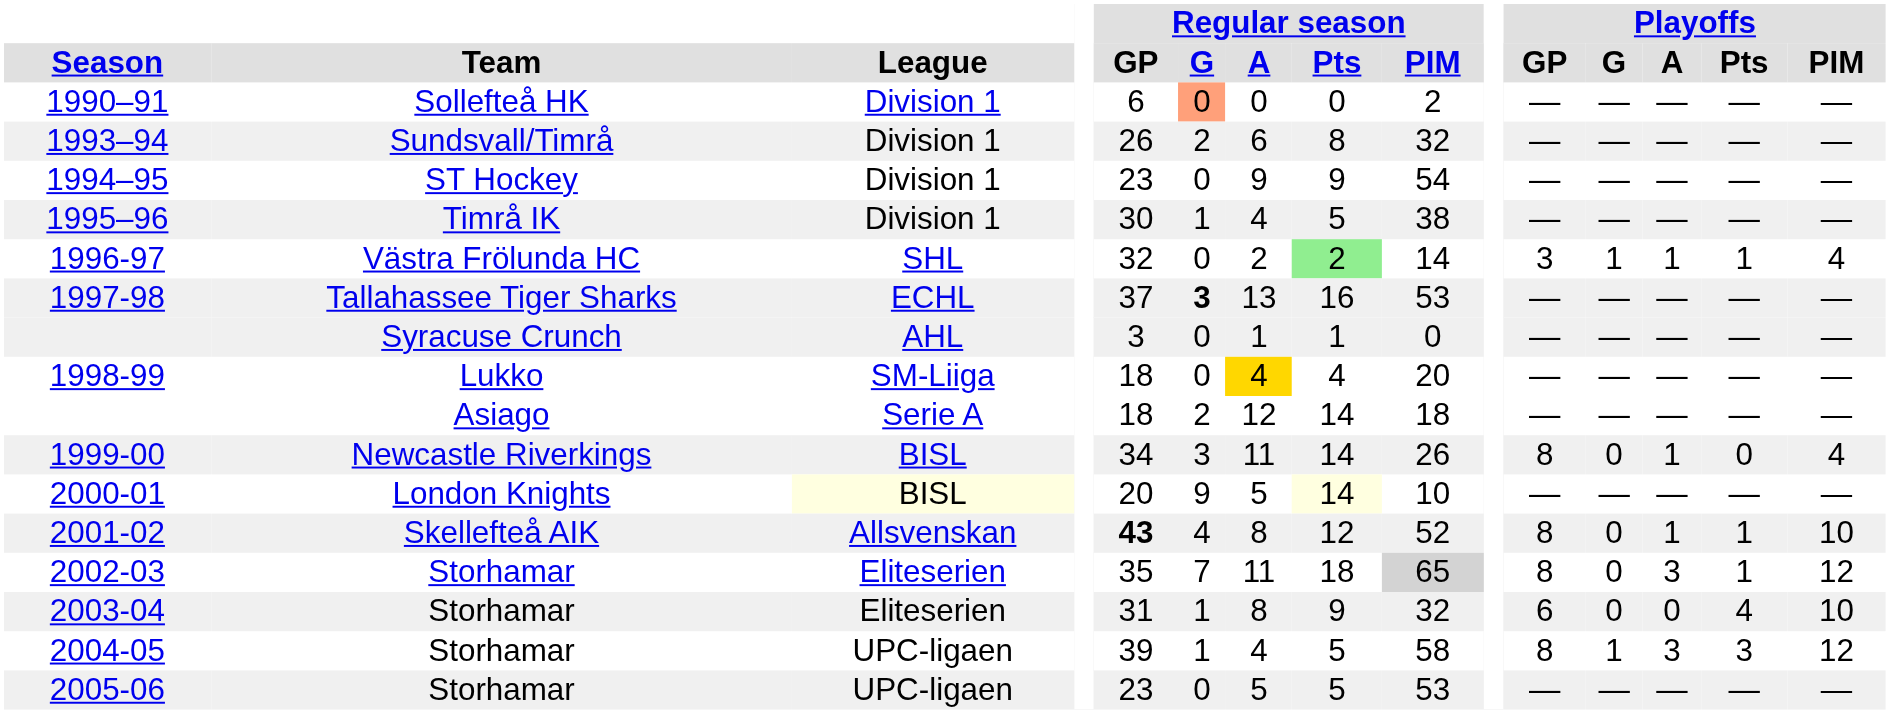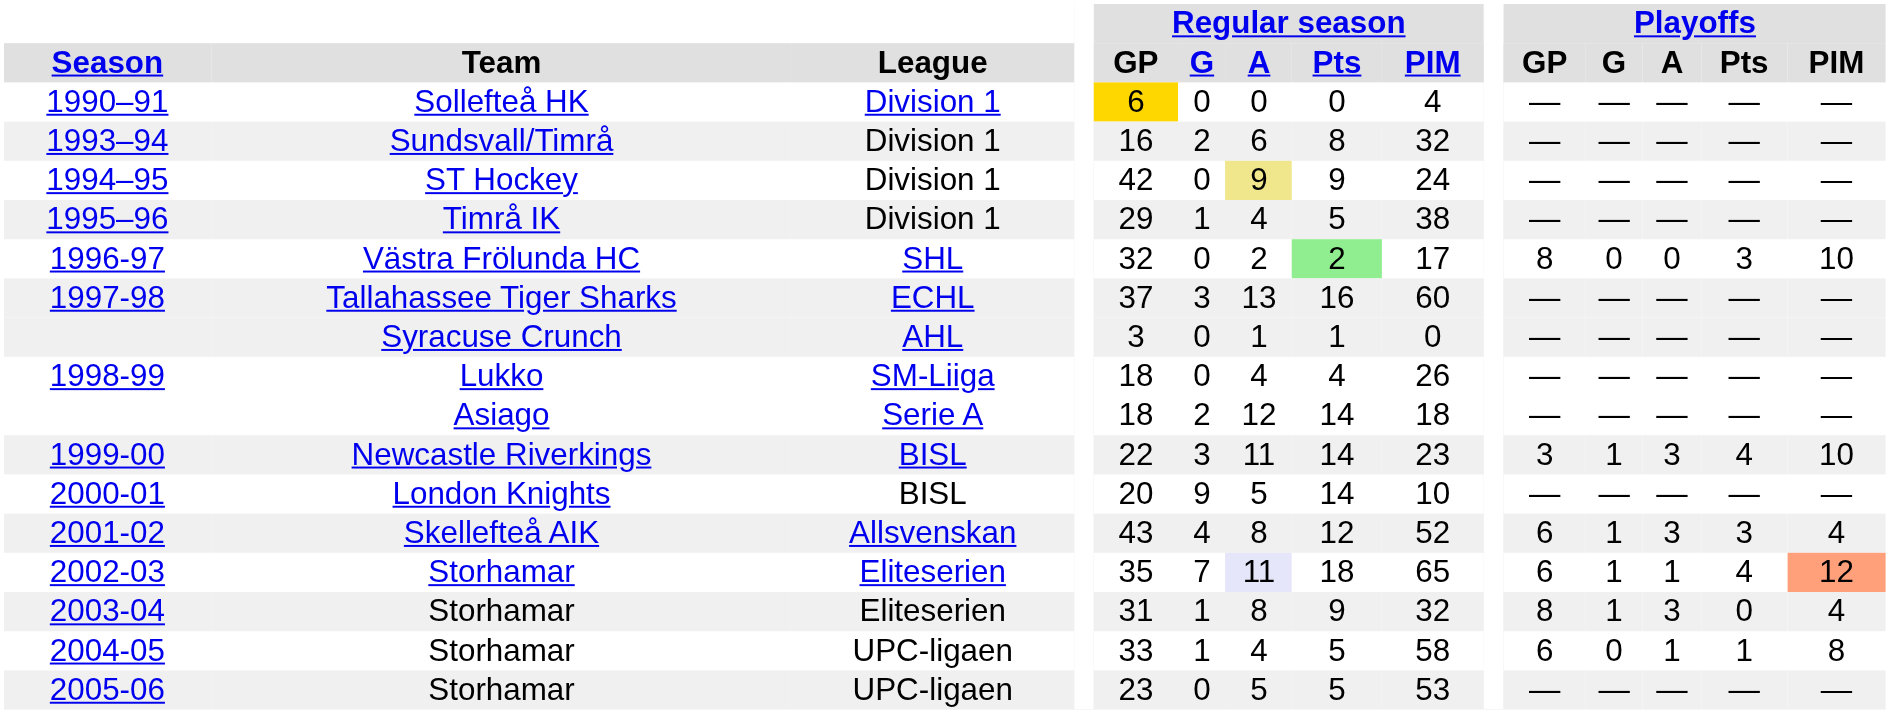(1136, 101) no background -> (1136, 101) gold background
(1202, 101) lightsalmon background -> (1202, 101) no background
(1433, 101) 2 -> (1433, 101) 4
(1136, 140) 26 -> (1136, 140) 16
(1136, 179) 23 -> (1136, 179) 42
(1259, 179) no background -> (1259, 179) khaki background
(1433, 179) 54 -> (1433, 179) 24
(1136, 219) 30 -> (1136, 219) 29
(1433, 258) 14 -> (1433, 258) 17
(1545, 258) 3 -> (1545, 258) 8
(1614, 258) 1 -> (1614, 258) 0
(1672, 258) 1 -> (1672, 258) 0
(1744, 258) 1 -> (1744, 258) 3
(1837, 258) 4 -> (1836, 258) 10
(1202, 297) bold -> (1202, 297) normal
(1433, 297) 53 -> (1433, 297) 60
(1259, 375) gold background -> (1259, 375) no background
(1433, 375) 20 -> (1433, 375) 26
(1136, 454) 34 -> (1136, 454) 22
(1433, 454) 26 -> (1433, 454) 23
(1545, 454) 8 -> (1545, 454) 3
(1614, 454) 0 -> (1614, 454) 1
(1672, 454) 1 -> (1672, 454) 3
(1744, 454) 0 -> (1744, 454) 4
(1837, 454) 4 -> (1836, 454) 10
(933, 493) lightyellow background -> (933, 493) no background
(1337, 493) lightyellow background -> (1337, 493) no background
(1136, 532) bold -> (1136, 532) normal
(1545, 532) 8 -> (1545, 532) 6
(1614, 532) 0 -> (1614, 532) 1
(1672, 532) 1 -> (1672, 532) 3
(1744, 532) 1 -> (1744, 532) 3
(1836, 532) 10 -> (1837, 532) 4
(1259, 571) no background -> (1259, 571) lavender background
(1433, 571) lightgrey background -> (1433, 571) no background
(1545, 571) 8 -> (1545, 571) 6
(1614, 571) 0 -> (1614, 571) 1
(1672, 571) 3 -> (1672, 571) 1
(1744, 571) 1 -> (1744, 571) 4
(1836, 571) no background -> (1836, 571) lightsalmon background
(1545, 611) 6 -> (1545, 611) 8
(1614, 611) 0 -> (1614, 611) 1
(1672, 611) 0 -> (1672, 611) 3
(1744, 611) 4 -> (1744, 611) 0
(1836, 611) 10 -> (1837, 611) 4
(1136, 650) 39 -> (1136, 650) 33
(1545, 650) 8 -> (1545, 650) 6
(1614, 650) 1 -> (1614, 650) 0
(1672, 650) 3 -> (1672, 650) 1
(1744, 650) 3 -> (1744, 650) 1
(1836, 650) 12 -> (1837, 650) 8
